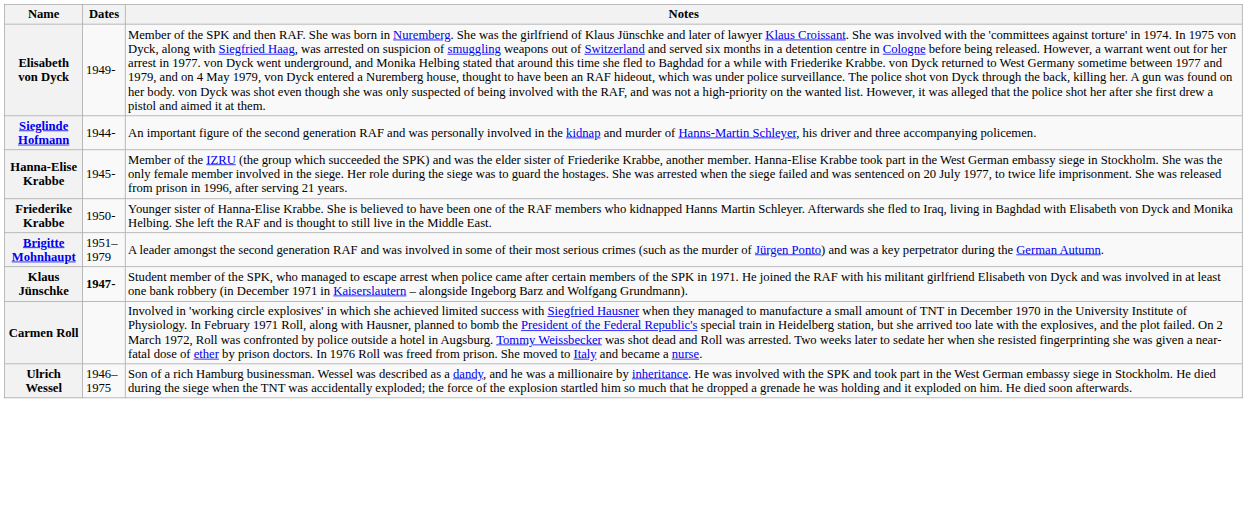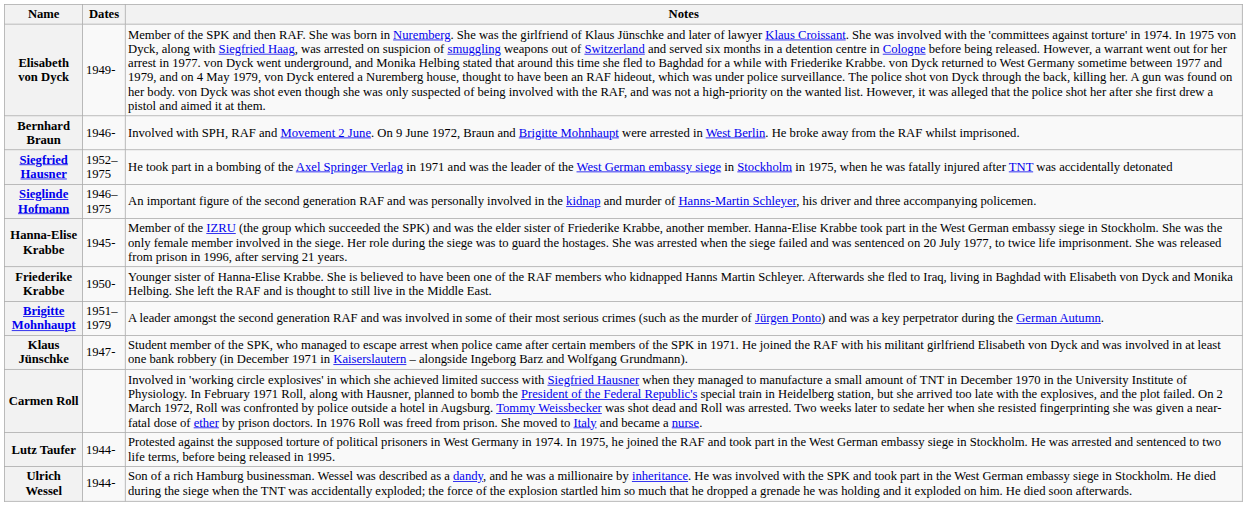+ row: (44, 132)
+ row: (44, 167)
(101, 132) 1944- -> (102, 201) 1946–1975
(101, 284) bold -> (101, 352) normal
+ row: (44, 449)
(102, 381) 1946–1975 -> (101, 483) 1944-
